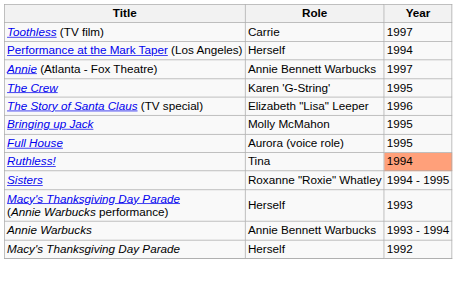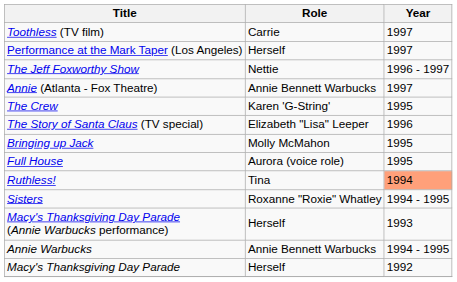(400, 50) 1994 -> (400, 50) 1997
+ row: (73, 69)
(418, 230) 1993 - 1994 -> (418, 249) 1994 - 1995
